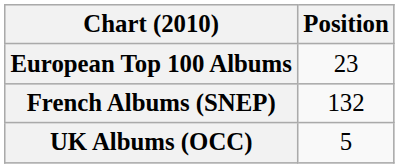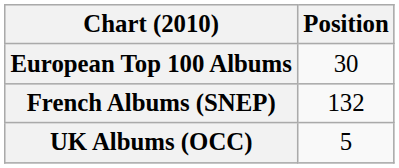(346, 63) 23 -> (346, 63) 30
